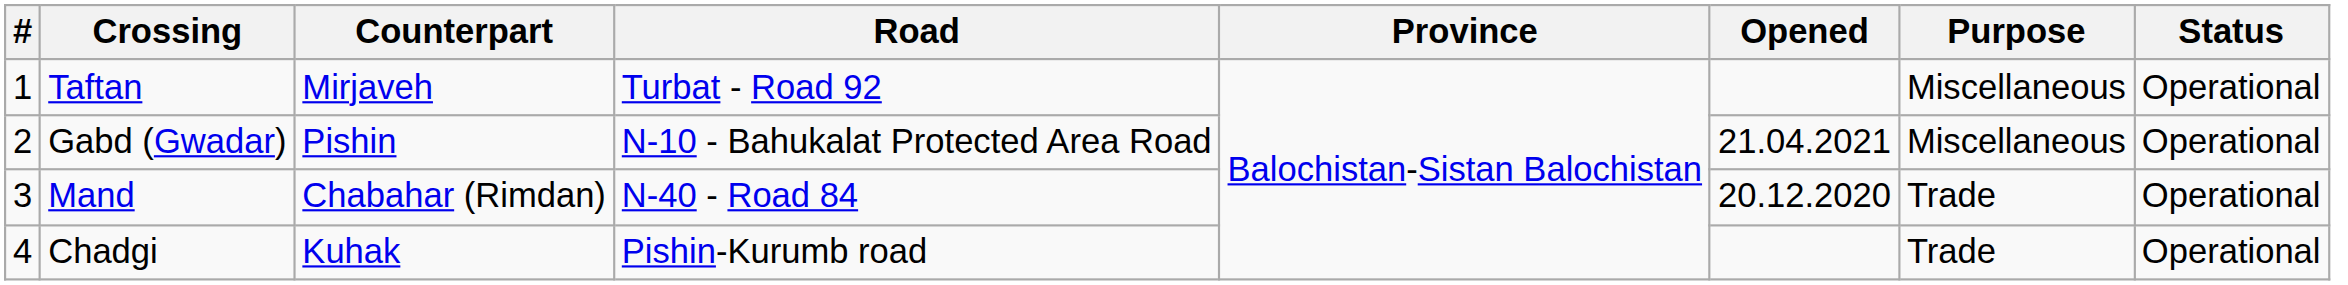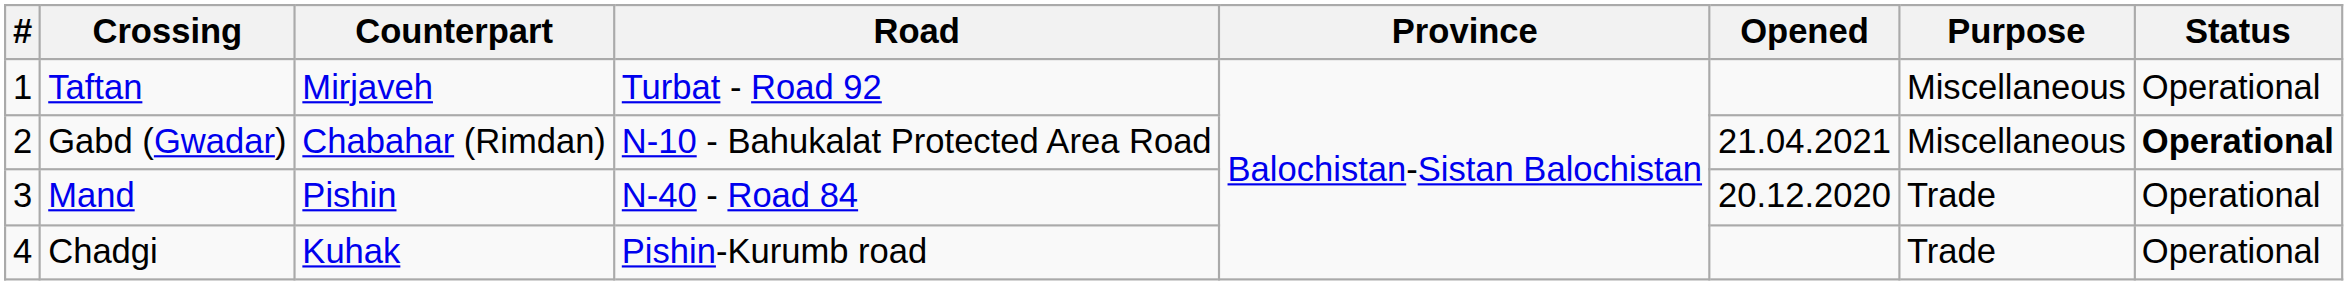(349, 141) Pishin -> (454, 141) Chabahar (Rimdan)
(2231, 141) normal -> (2238, 141) bold
(454, 196) Chabahar (Rimdan) -> (349, 196) Pishin
